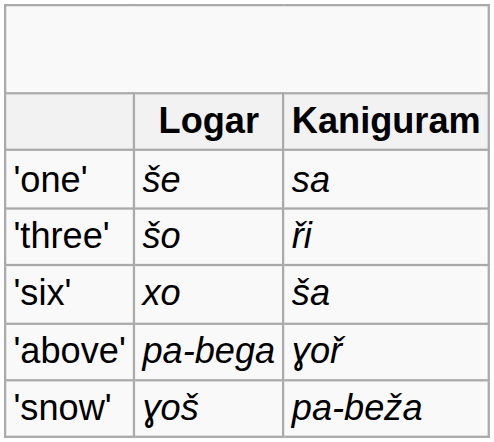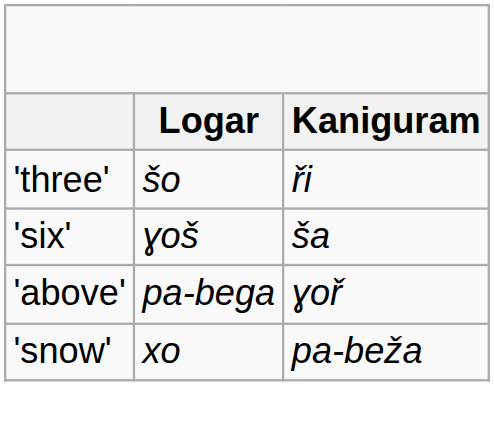- row: (51, 178)
(162, 293) xo -> (171, 236) ɣoš
(171, 408) ɣoš -> (162, 350) xo
